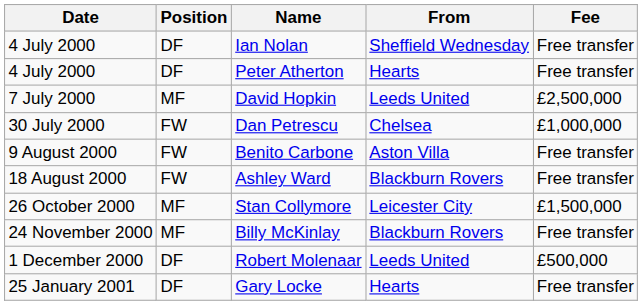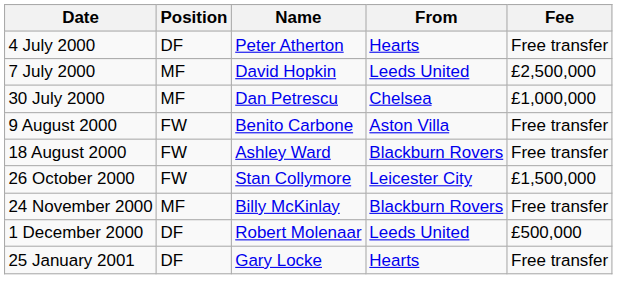- row: (272, 44)
(174, 125) FW -> (173, 98) MF
(173, 206) MF -> (174, 179) FW
